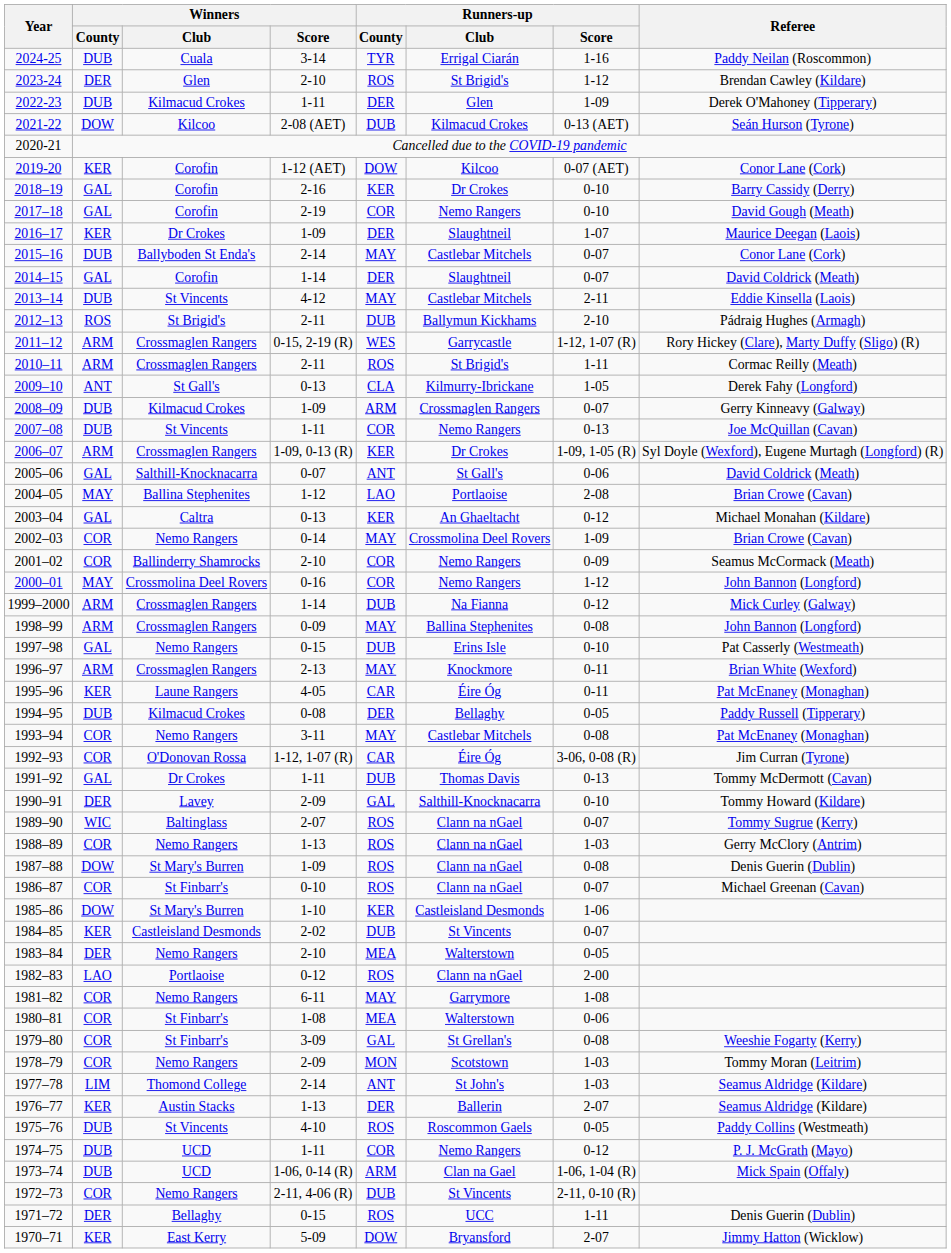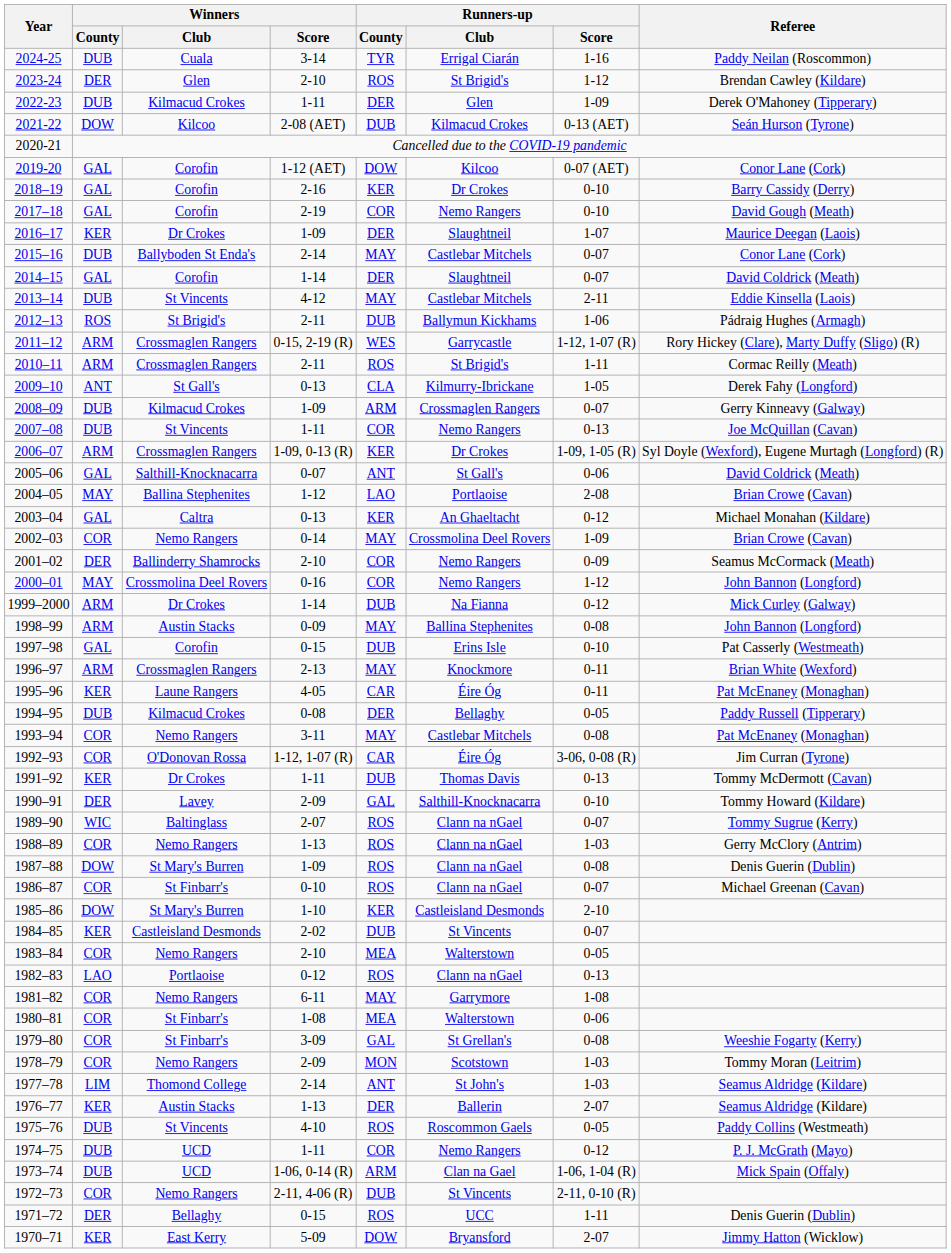(98, 168) KER -> (98, 168) GAL
(596, 320) 2-10 -> (596, 320) 1-06
(98, 560) COR -> (98, 560) DER
(196, 604) Crossmaglen Rangers -> (196, 604) Dr Crokes
(196, 626) Crossmaglen Rangers -> (196, 626) Austin Stacks
(196, 648) Nemo Rangers -> (196, 648) Corofin
(98, 779) GAL -> (98, 779) KER
(596, 910) 1-06 -> (596, 910) 2-10
(98, 953) DER -> (98, 953) COR
(596, 975) 2-00 -> (596, 975) 0-13
